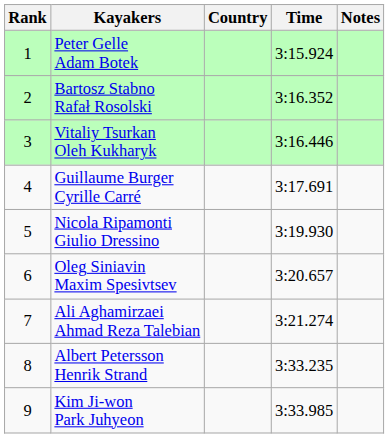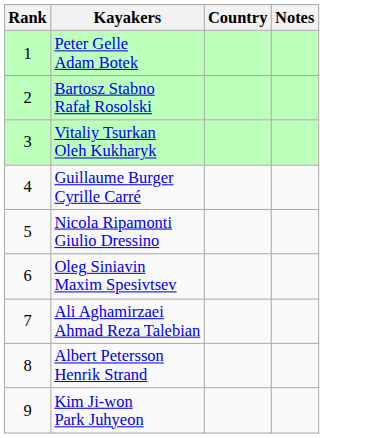- column: (304, 17)
